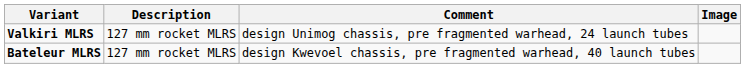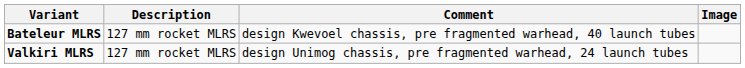rows swapped: (51, 34) <-> (54, 53)
